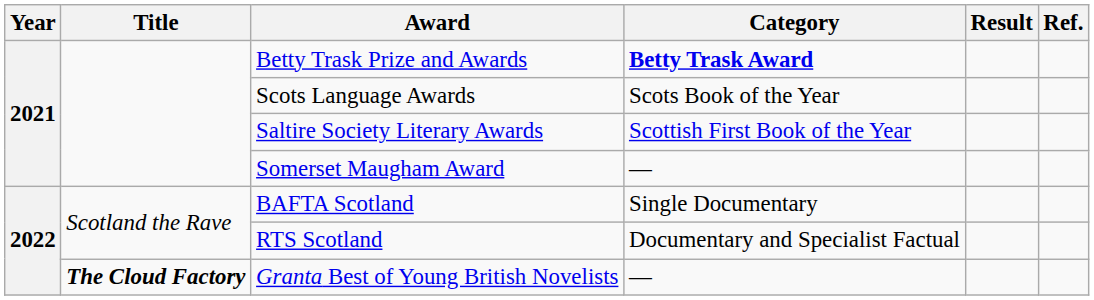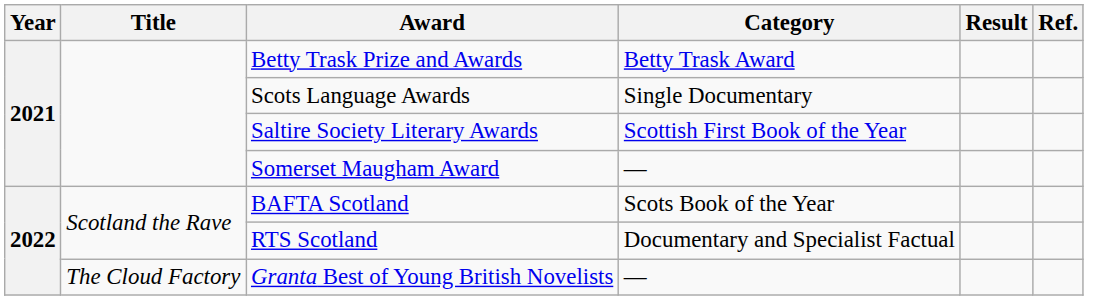(721, 58) bold -> (709, 58) normal
(734, 95) Scots Book of the Year -> (718, 95) Single Documentary
(723, 204) Single Documentary -> (729, 204) Scots Book of the Year
(156, 276) bold -> (153, 276) normal
